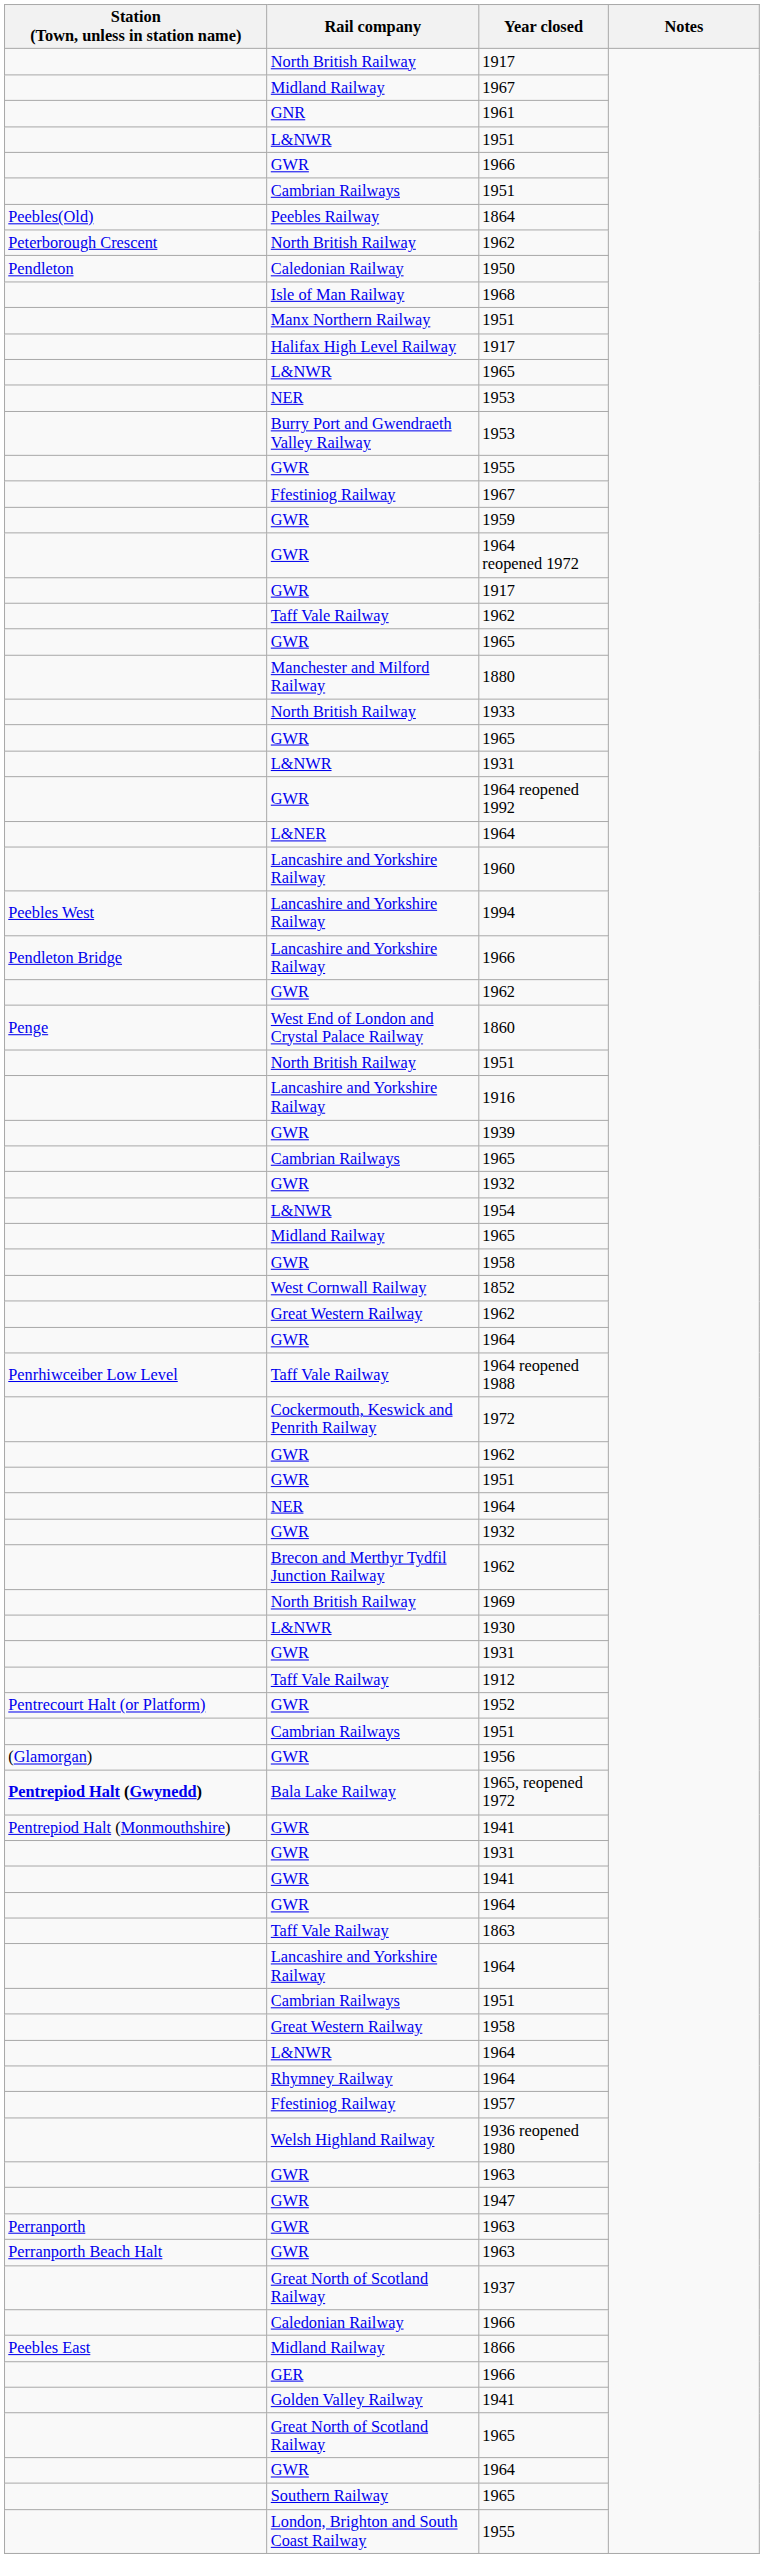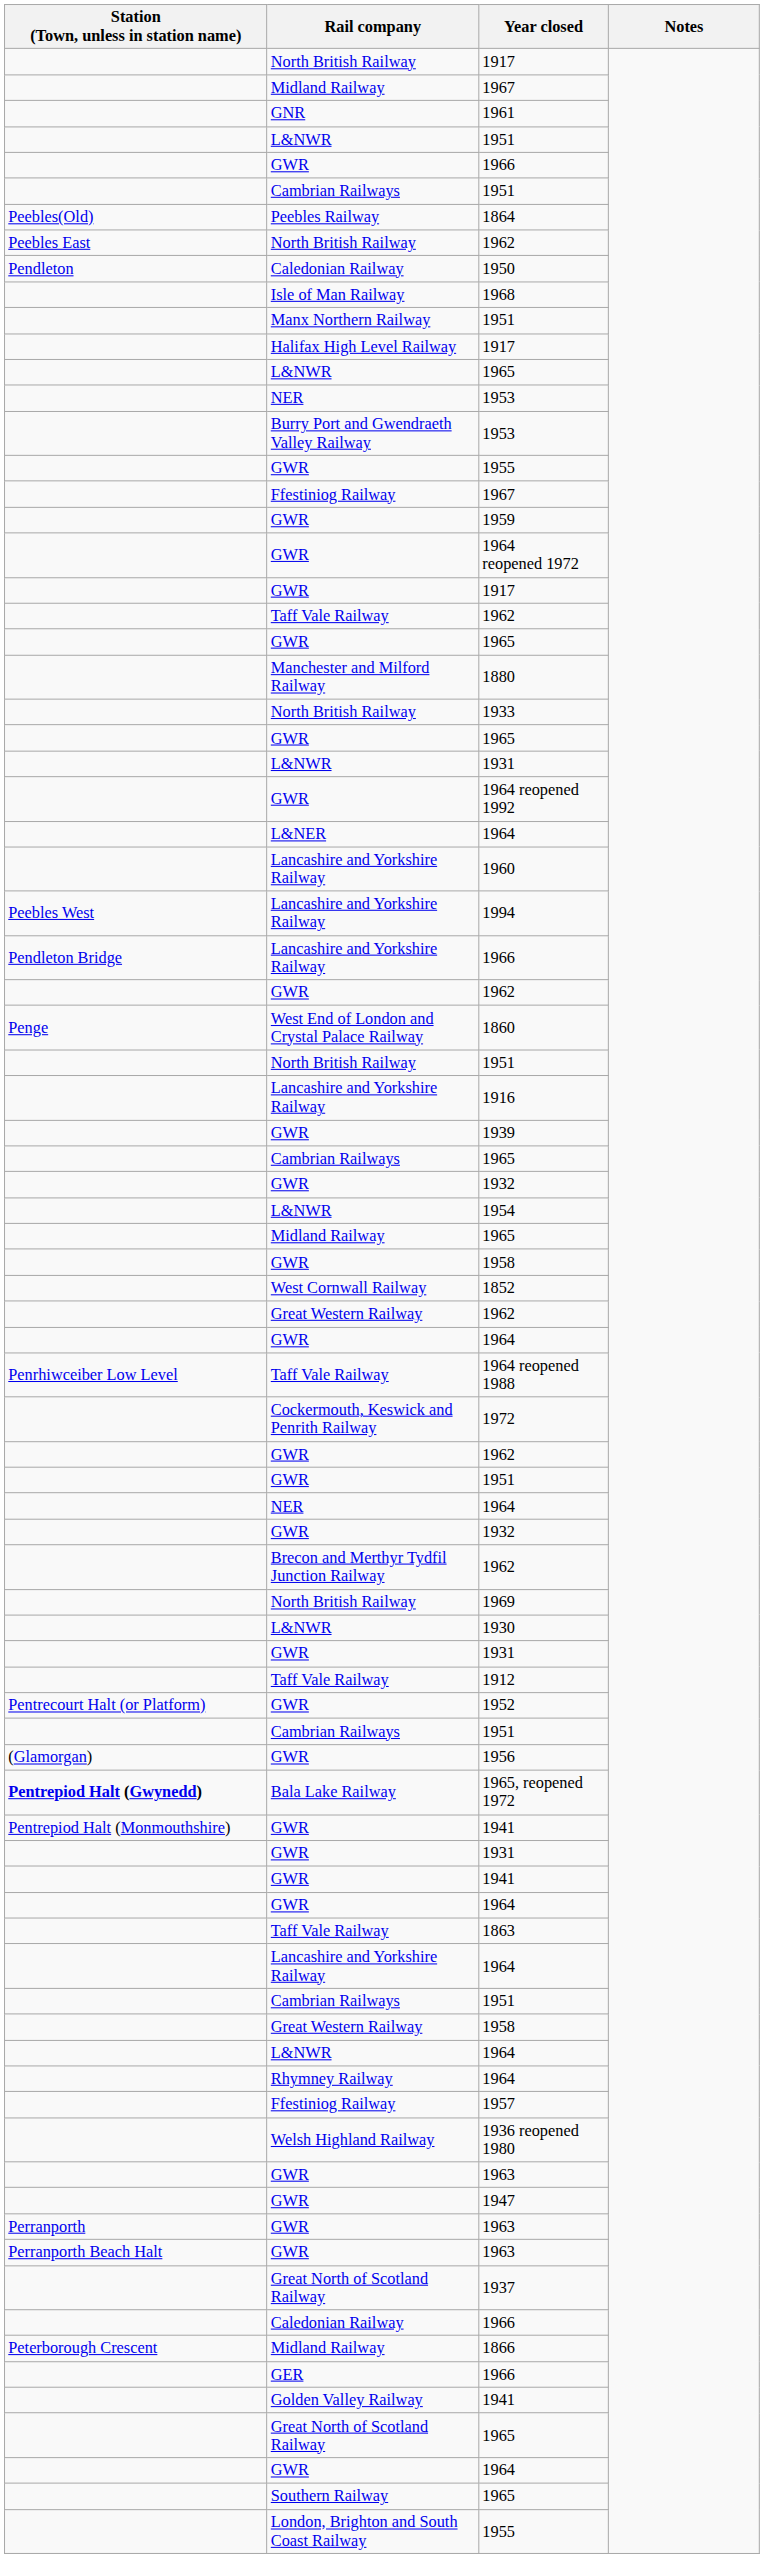(83, 242) Peterborough Crescent -> (49, 242) Peebles East
(49, 2348) Peebles East -> (83, 2348) Peterborough Crescent
